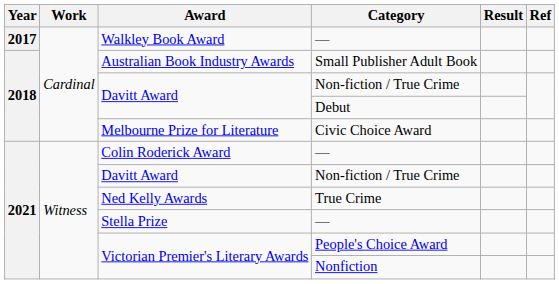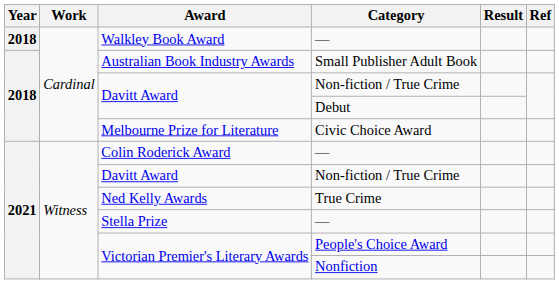(22, 38) 2017 -> (22, 38) 2018
